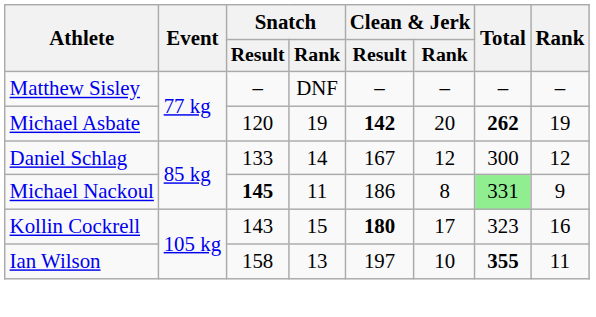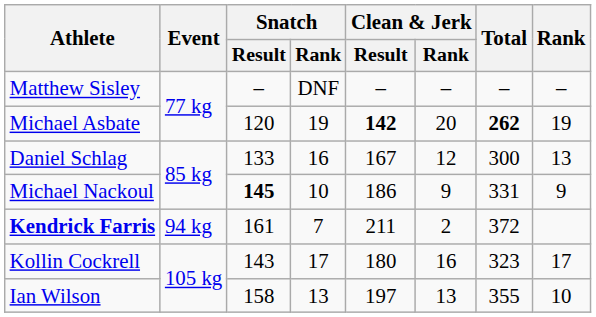(317, 158) 14 -> (318, 158) 16
(560, 158) 12 -> (561, 158) 13
(317, 192) 11 -> (318, 192) 10
(445, 192) 8 -> (446, 192) 9
(503, 192) lightgreen background -> (504, 192) no background
+ row: (82, 226)
(317, 226) 15 -> (318, 261) 17
(380, 226) bold -> (381, 261) normal
(445, 226) 17 -> (446, 261) 16
(560, 226) 16 -> (561, 261) 17
(445, 261) 10 -> (446, 295) 13
(503, 261) bold -> (504, 295) normal
(560, 261) 11 -> (561, 295) 10
